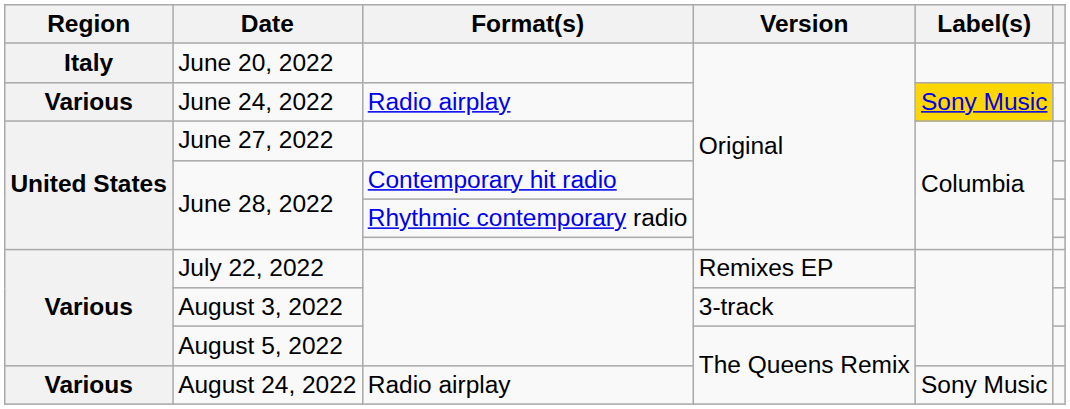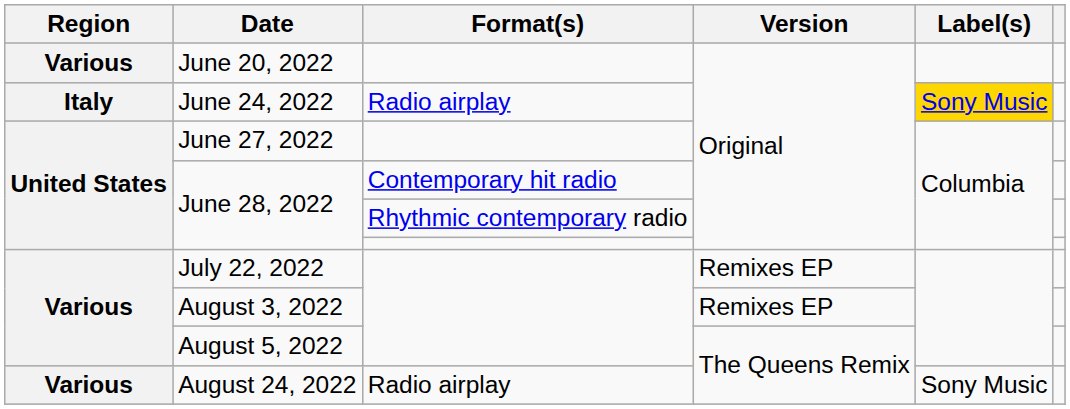(89, 62) Italy -> (89, 62) Various
(89, 101) Various -> (89, 101) Italy
(736, 306) 3-track -> (766, 306) Remixes EP
